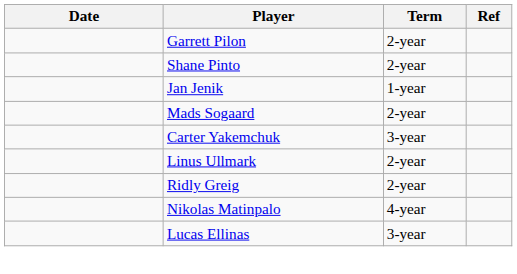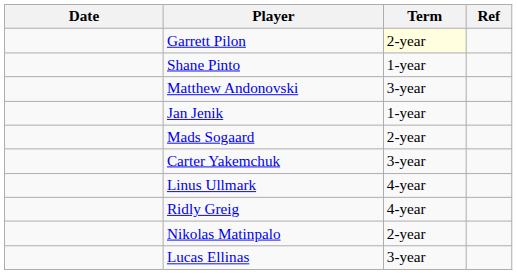(406, 40) no background -> (406, 40) lightyellow background
(406, 64) 2-year -> (406, 64) 1-year
+ row: (233, 88)
(406, 161) 2-year -> (406, 185) 4-year
(406, 185) 2-year -> (406, 209) 4-year
(406, 209) 4-year -> (406, 233) 2-year
